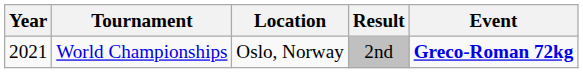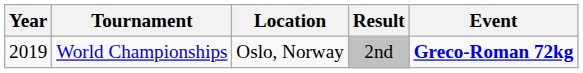(28, 52) 2021 -> (28, 52) 2019
